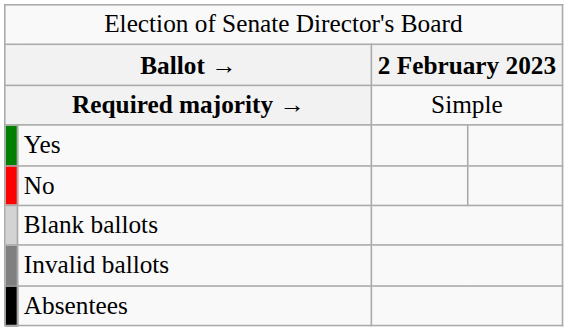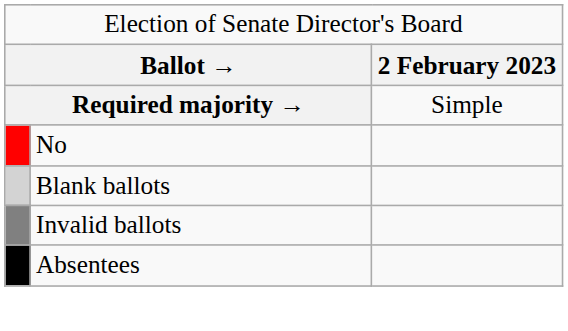- row: (42, 144)
